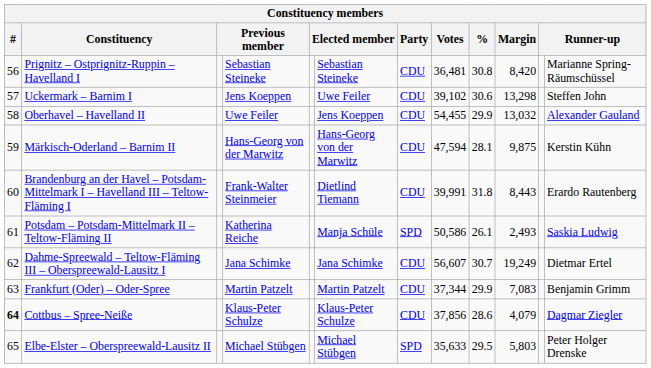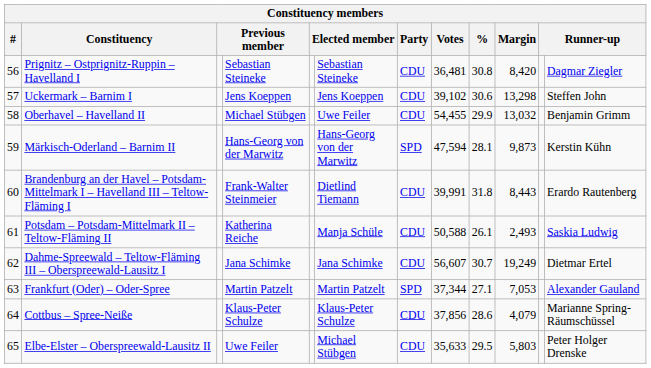(589, 71) Marianne Spring-Räumschüssel -> (585, 71) Dagmar Ziegler
(344, 96) Uwe Feiler -> (350, 96) Jens Koeppen
(252, 115) Uwe Feiler -> (265, 115) Michael Stübgen
(350, 115) Jens Koeppen -> (344, 115) Uwe Feiler
(593, 115) Alexander Gauland -> (589, 115) Benjamin Grimm
(413, 147) CDU -> (411, 147) SPD
(523, 147) 9,875 -> (523, 147) 9,873
(411, 231) SPD -> (413, 231) CDU
(450, 231) 50,586 -> (450, 231) 50,588
(413, 289) CDU -> (411, 289) SPD
(482, 289) 29.9 -> (482, 289) 27.1
(523, 289) 7,083 -> (523, 289) 7,053
(589, 289) Benjamin Grimm -> (593, 289) Alexander Gauland
(13, 314) bold -> (13, 314) normal
(585, 314) Dagmar Ziegler -> (589, 314) Marianne Spring-Räumschüssel
(265, 346) Michael Stübgen -> (252, 346) Uwe Feiler
(411, 346) SPD -> (413, 346) CDU
